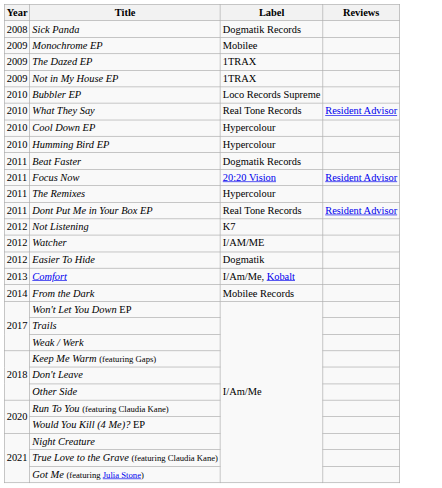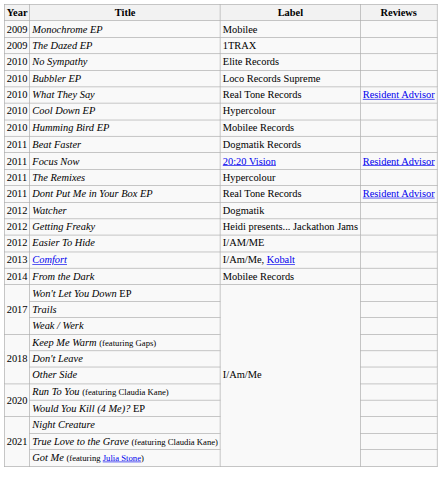- row: (56, 29)
- row: (75, 78)
+ row: (60, 62)
(249, 144) Hypercolour -> (258, 128) Mobilee Records
- row: (60, 227)
(244, 243) I/AM/ME -> (244, 210) Dogmatik
+ row: (64, 227)
(244, 260) Dogmatik -> (244, 243) I/AM/ME
